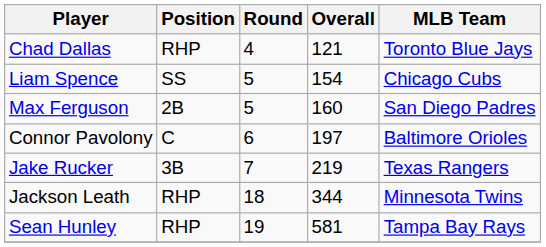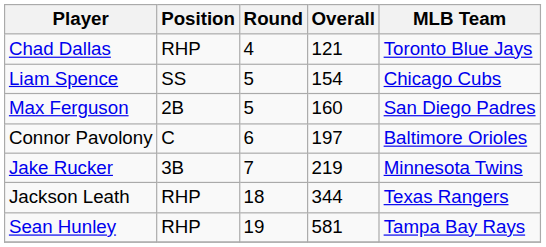(446, 167) Texas Rangers -> (453, 167) Minnesota Twins
(453, 197) Minnesota Twins -> (446, 197) Texas Rangers
